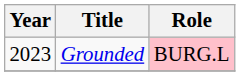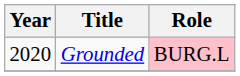(30, 53) 2023 -> (30, 53) 2020
